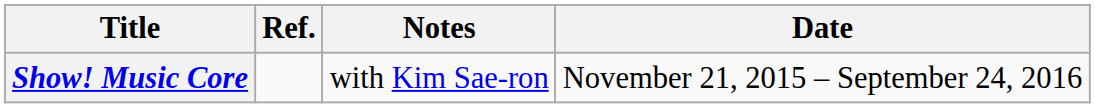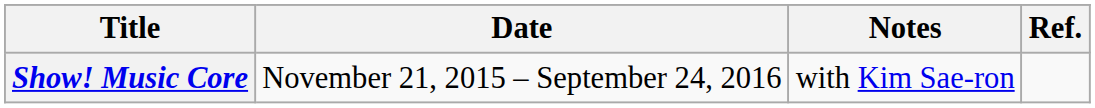columns swapped: (822, 28) <-> (289, 28)
